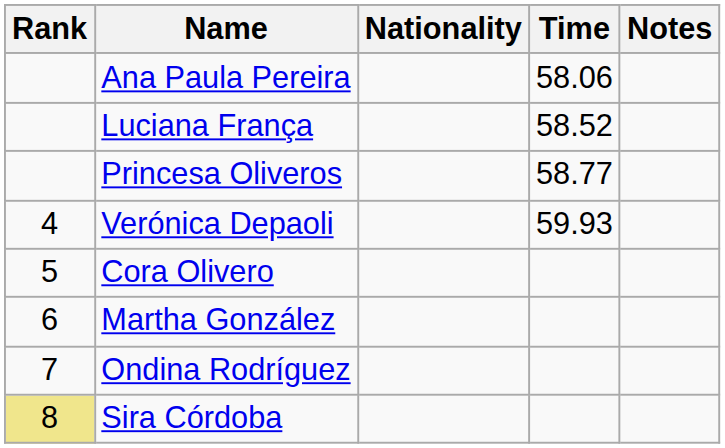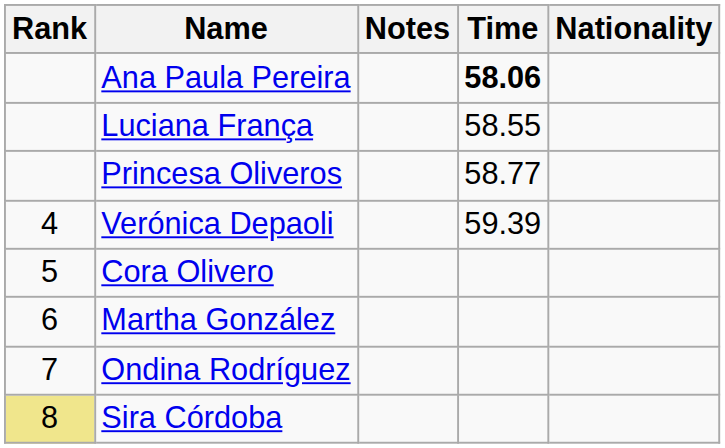columns swapped: (443, 28) <-> (670, 28)
(574, 77) normal -> (503, 77) bold
(574, 126) 58.52 -> (503, 126) 58.55
(574, 223) 59.93 -> (503, 223) 59.39
